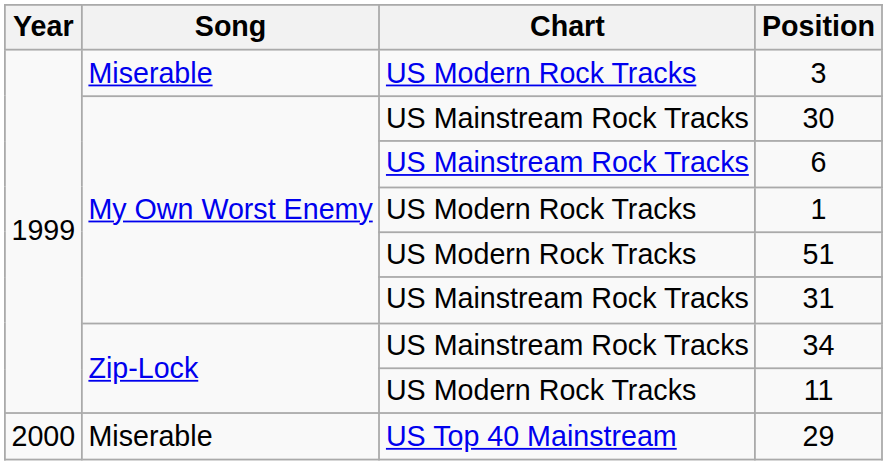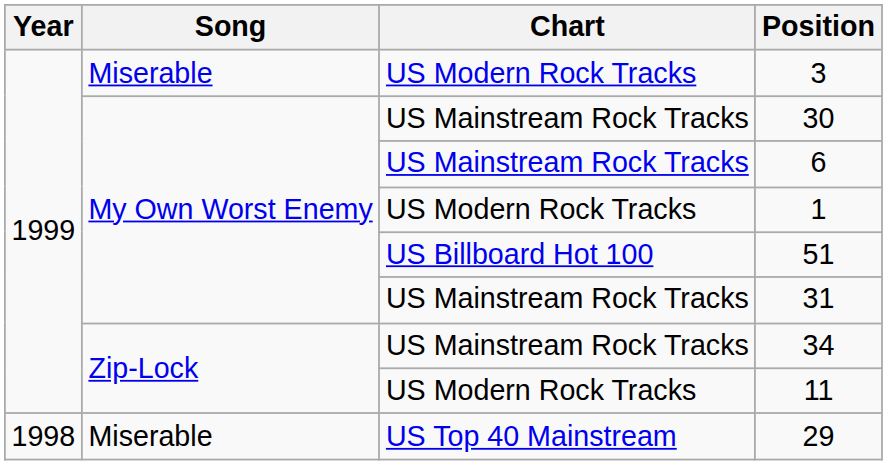(541, 254) US Modern Rock Tracks -> (520, 254) US Billboard Hot 100
(43, 436) 2000 -> (43, 436) 1998
